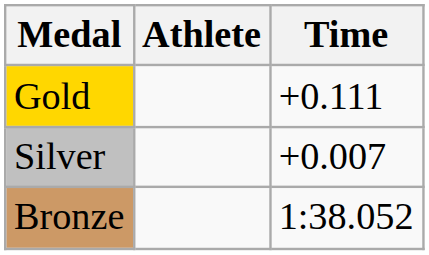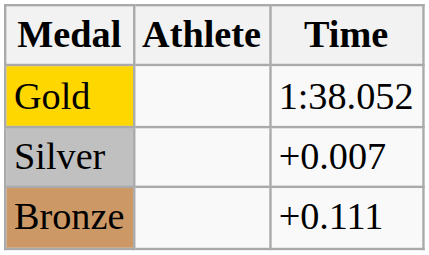(331, 95) +0.111 -> (346, 95) 1:38.052
(346, 216) 1:38.052 -> (331, 216) +0.111
